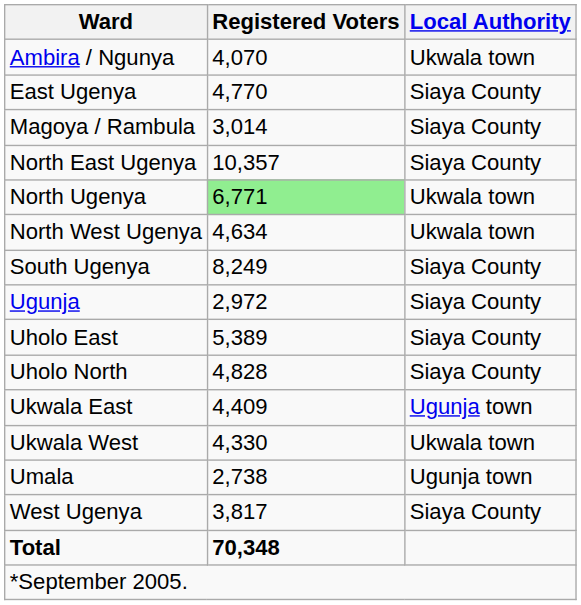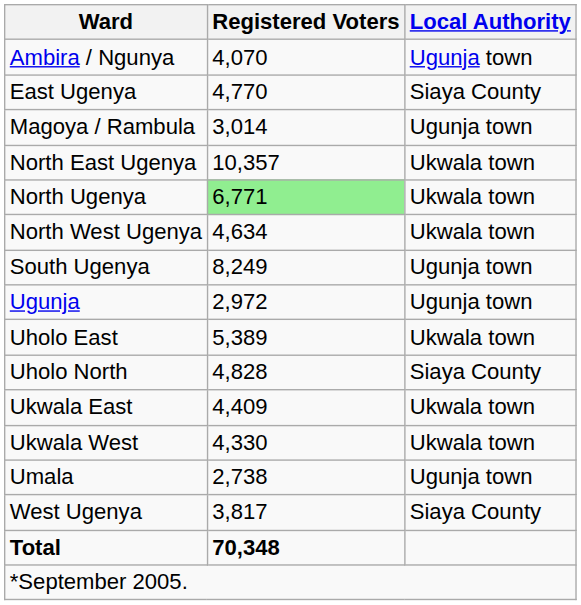(472, 57) Ukwala town -> (471, 57) Ugunja town
(475, 127) Siaya County -> (471, 127) Ugunja town
(475, 162) Siaya County -> (472, 162) Ukwala town
(475, 267) Siaya County -> (471, 267) Ugunja town
(475, 302) Siaya County -> (471, 302) Ugunja town
(475, 337) Siaya County -> (472, 337) Ukwala town
(471, 407) Ugunja town -> (472, 407) Ukwala town
